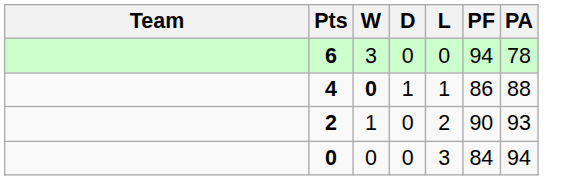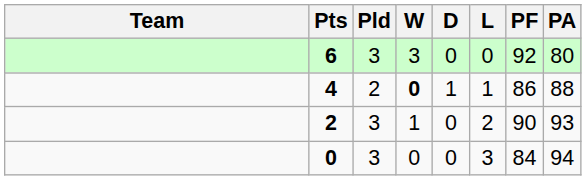+ column: (374, 21)
(481, 55) 94 -> (525, 55) 92
(519, 55) 78 -> (562, 55) 80
